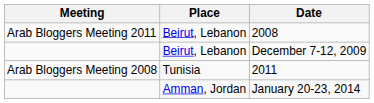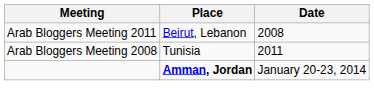- row: (309, 51)
(204, 88) normal -> (207, 70) bold
